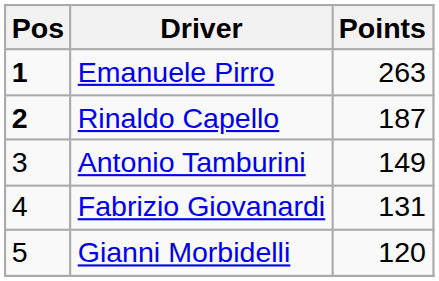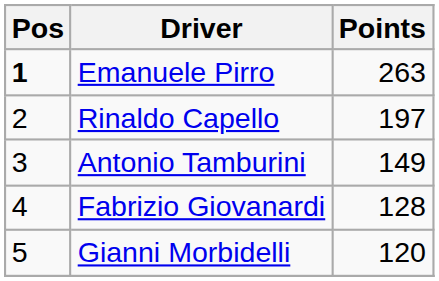(20, 117) bold -> (20, 117) normal
(402, 117) 187 -> (402, 117) 197
(402, 207) 131 -> (402, 207) 128
